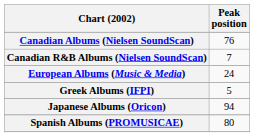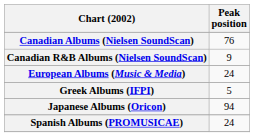(229, 57) 7 -> (229, 57) 9
(229, 123) 80 -> (229, 123) 24
